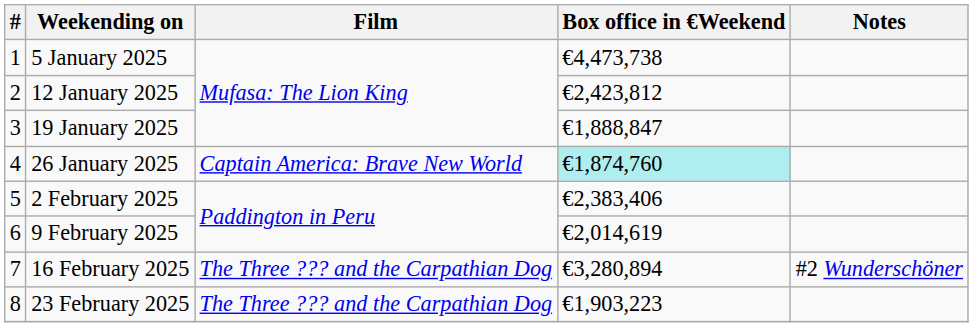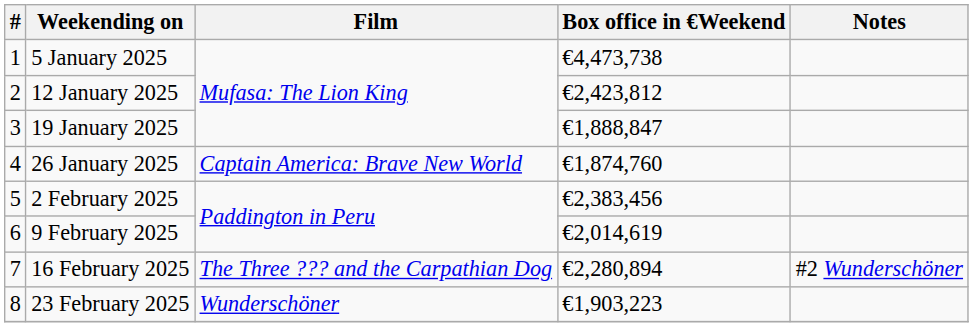(612, 163) paleturquoise background -> (612, 163) no background
(612, 198) €2,383,406 -> (612, 198) €2,383,456
(612, 269) €3,280,894 -> (612, 269) €2,280,894
(376, 304) The Three ??? and the Carpathian Dog -> (269, 304) Wunderschöner
